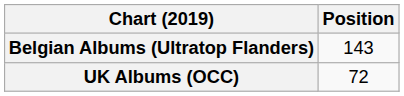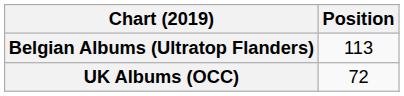(359, 47) 143 -> (359, 47) 113
